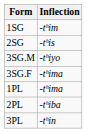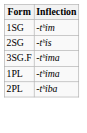- row: (21, 58)
- row: (15, 120)
